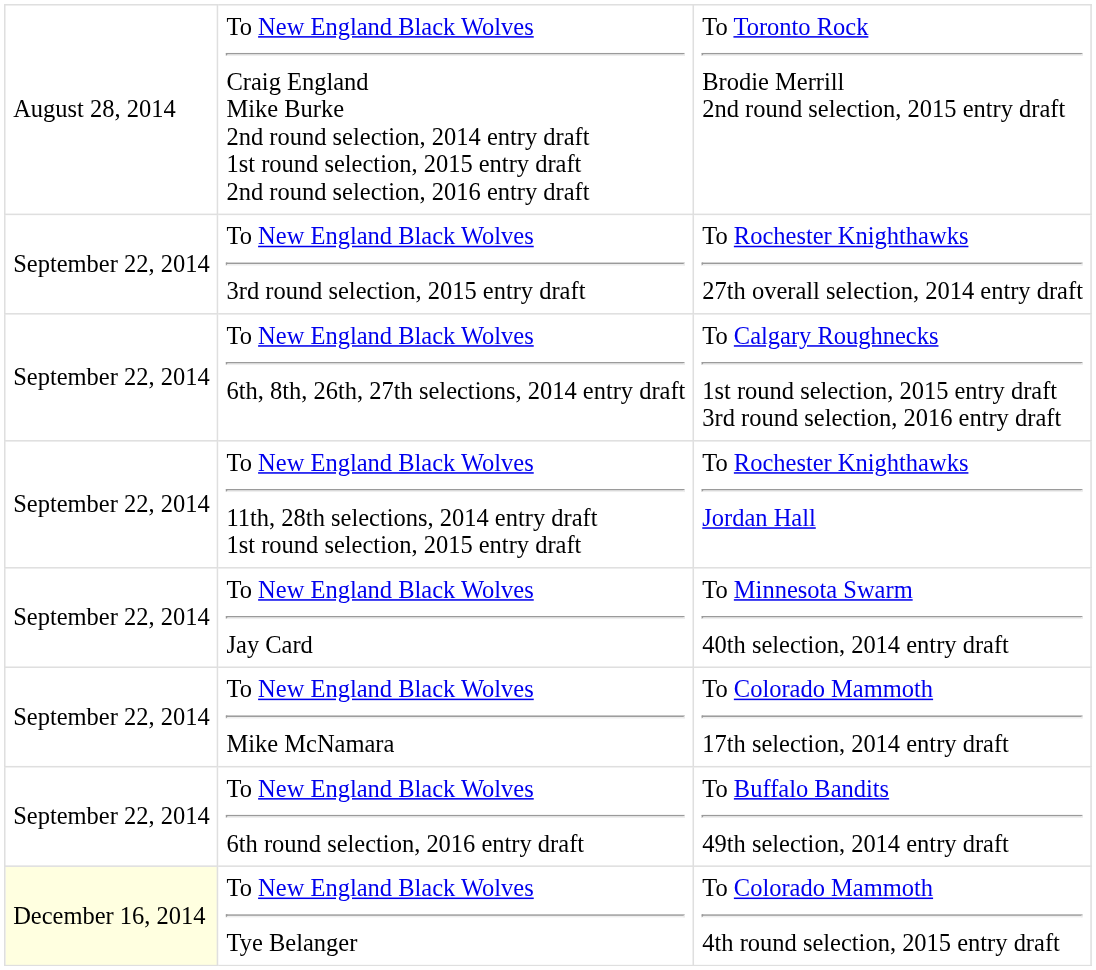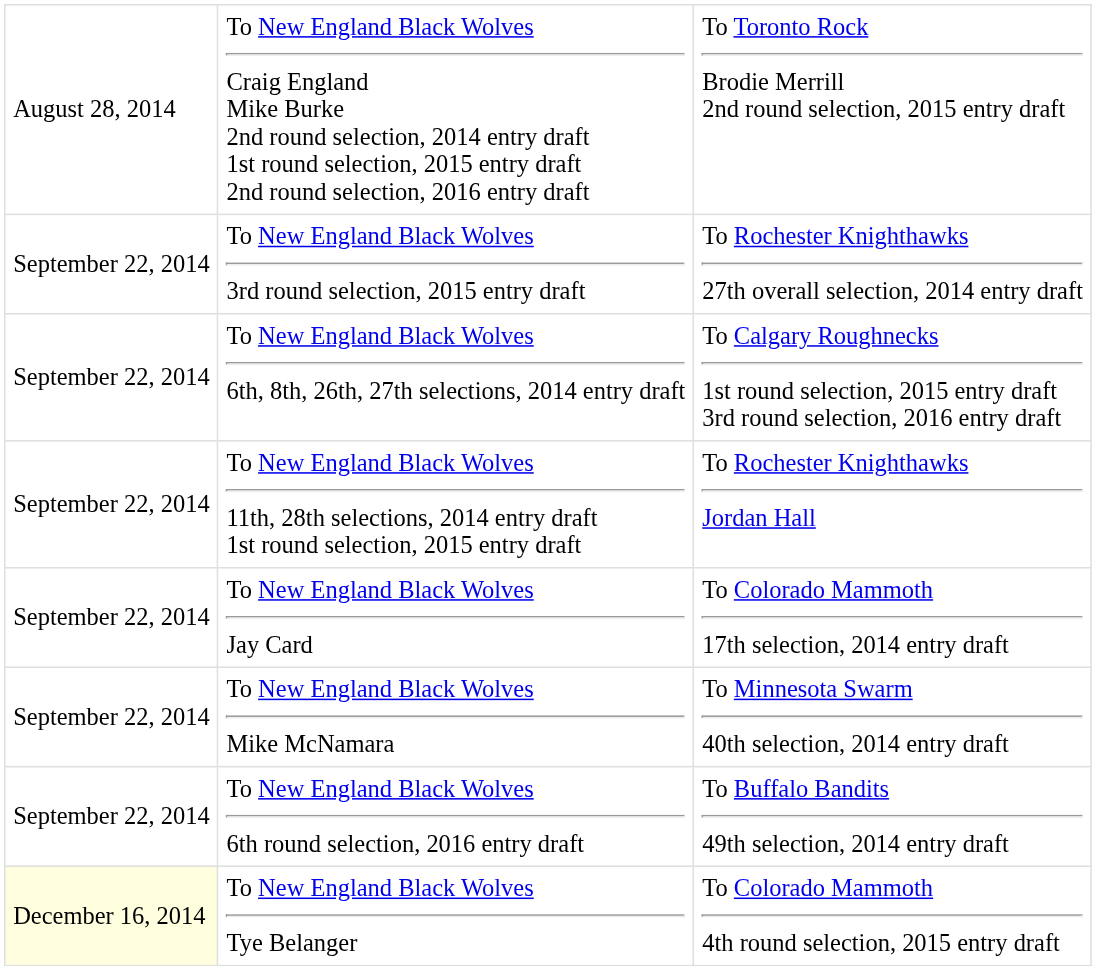(893, 617) To Minnesota Swarm 40th selection, 2014 entry draft -> (893, 617) To Colorado Mammoth 17th selection, 2014 entry draft
(893, 716) To Colorado Mammoth 17th selection, 2014 entry draft -> (893, 716) To Minnesota Swarm 40th selection, 2014 entry draft
